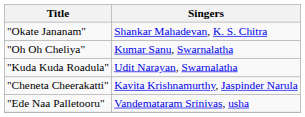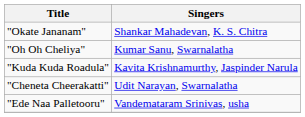(176, 67) Udit Narayan, Swarnalatha -> (206, 67) Kavita Krishnamurthy, Jaspinder Narula
(206, 85) Kavita Krishnamurthy, Jaspinder Narula -> (176, 85) Udit Narayan, Swarnalatha
